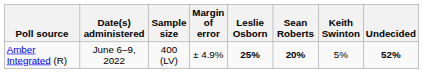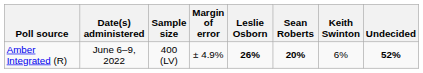(250, 55) 25% -> (250, 55) 26%
(341, 55) 5% -> (341, 55) 6%
